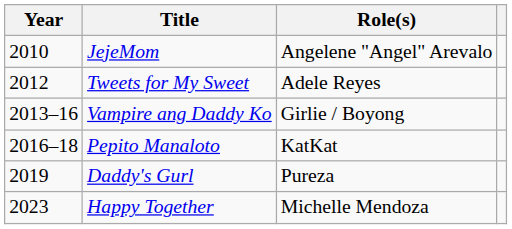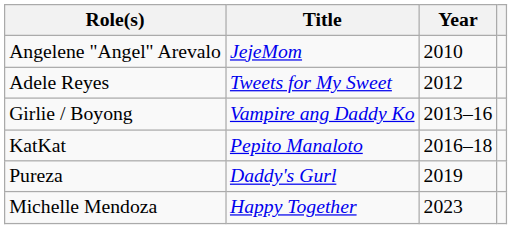columns swapped: (44, 20) <-> (387, 20)
